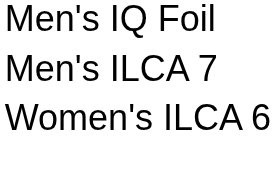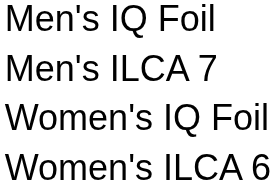+ row: (137, 118)
